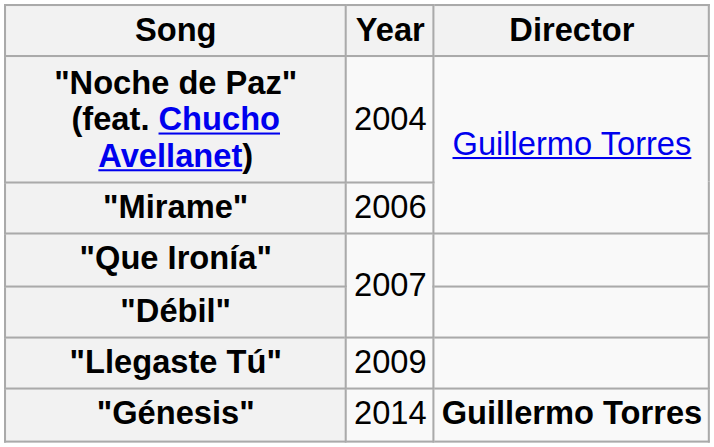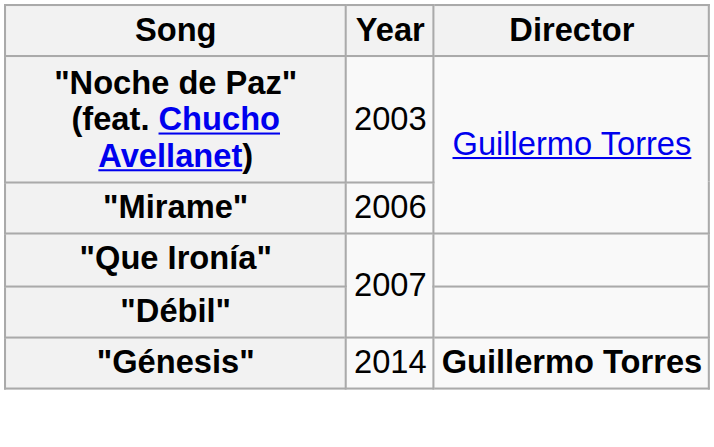(390, 118) 2004 -> (390, 118) 2003
- row: (176, 362)
